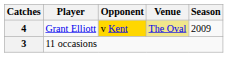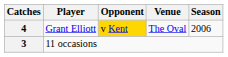(167, 28) khaki background -> (167, 28) no background
(201, 28) 2009 -> (201, 28) 2006
